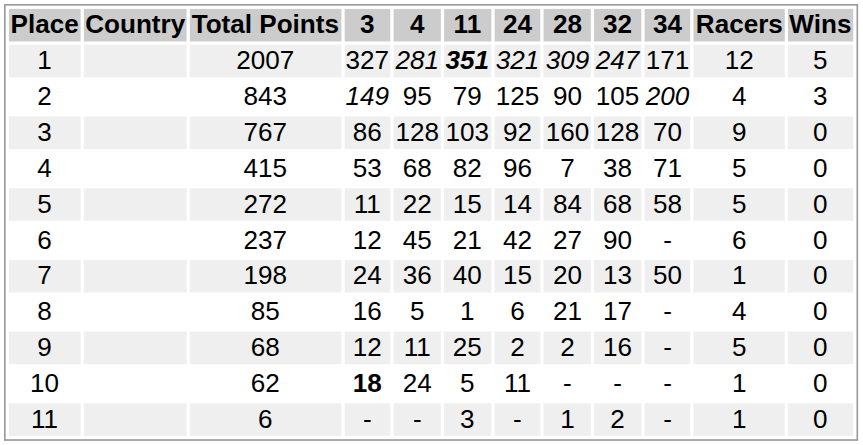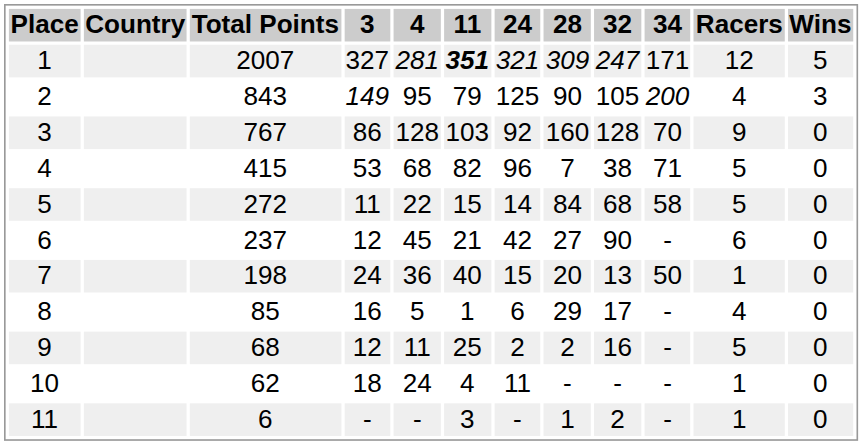(567, 311) 21 -> (567, 311) 29
(367, 383) bold -> (367, 383) normal
(467, 383) 5 -> (467, 383) 4
